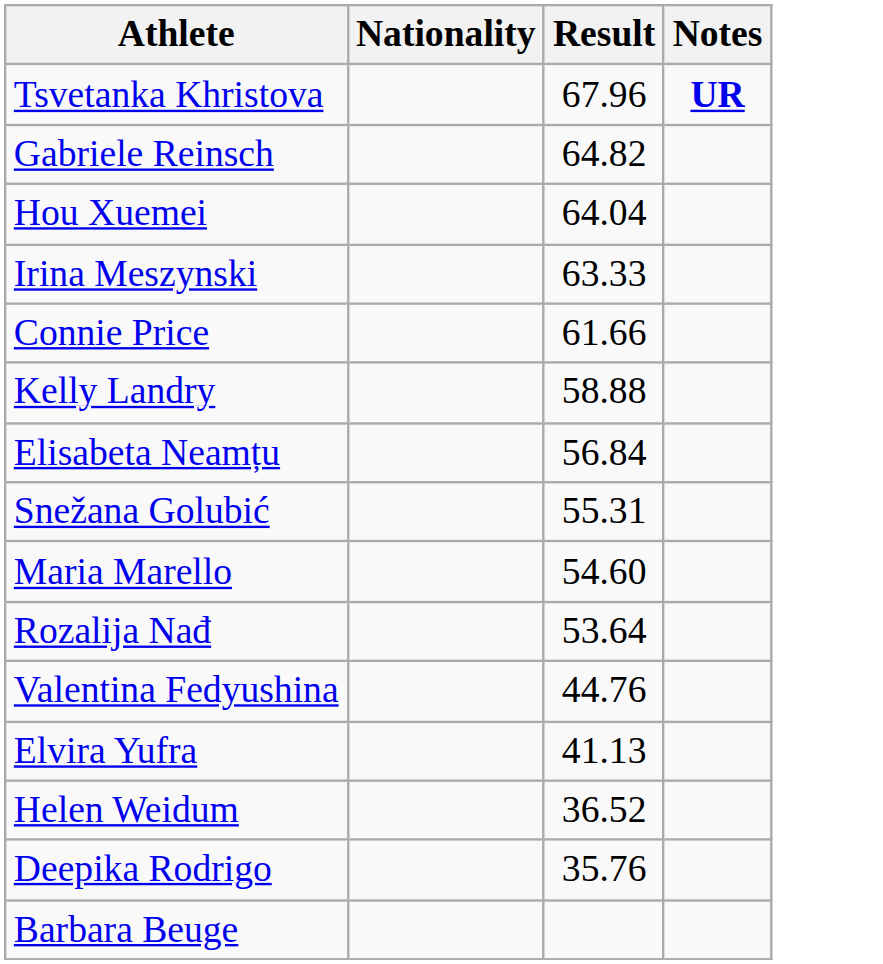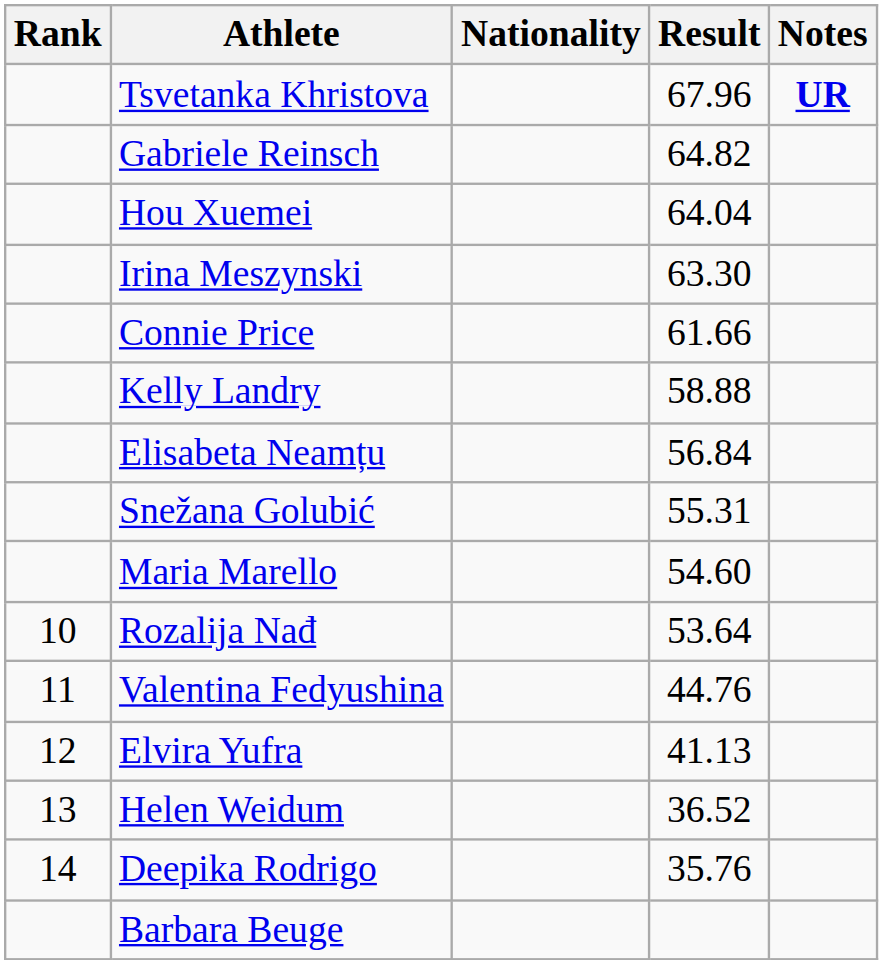+ column: (58, 34)
(604, 272) 63.33 -> (709, 272) 63.30
